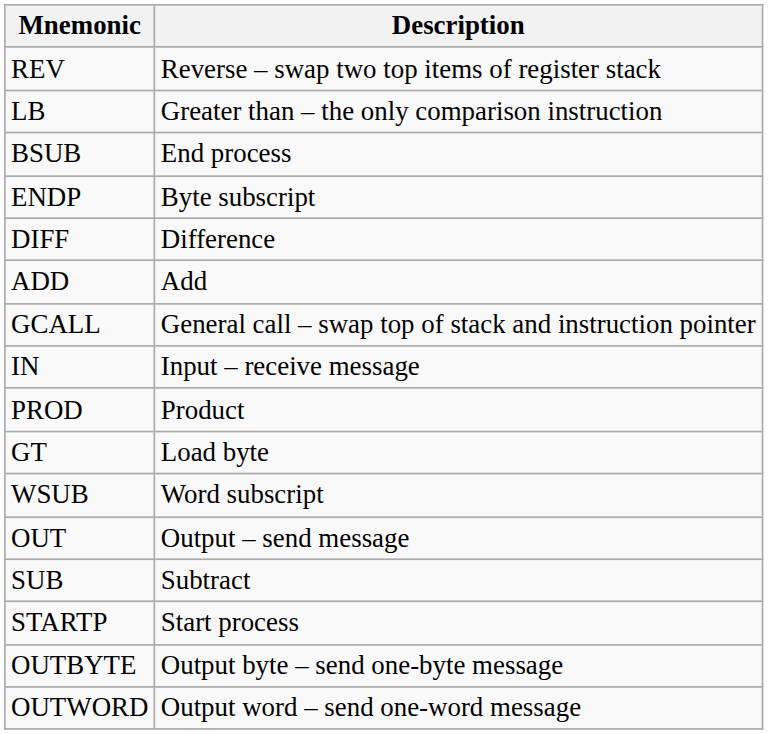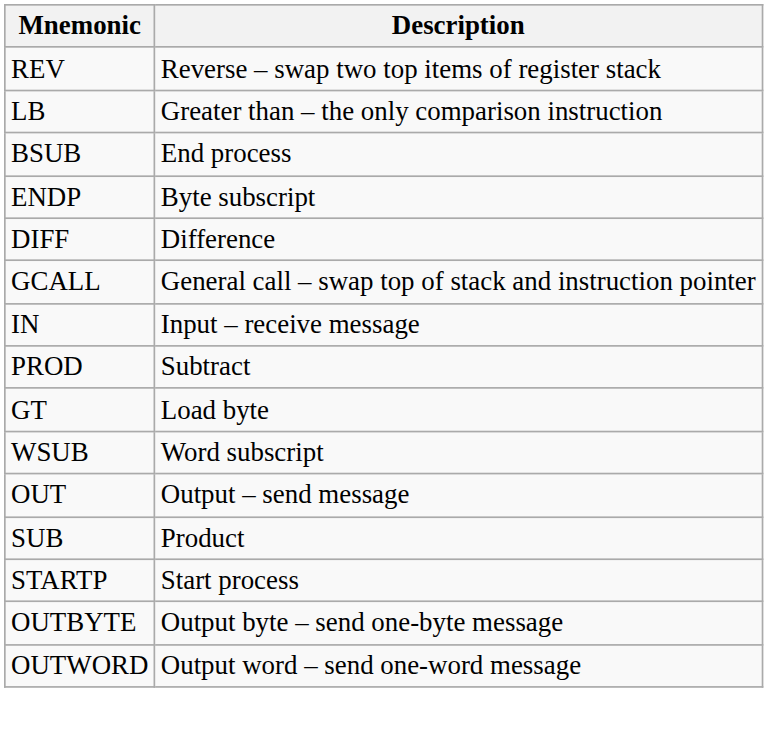- row: (40, 281)
(203, 409) Product -> (206, 366) Subtract
(206, 580) Subtract -> (203, 537) Product
